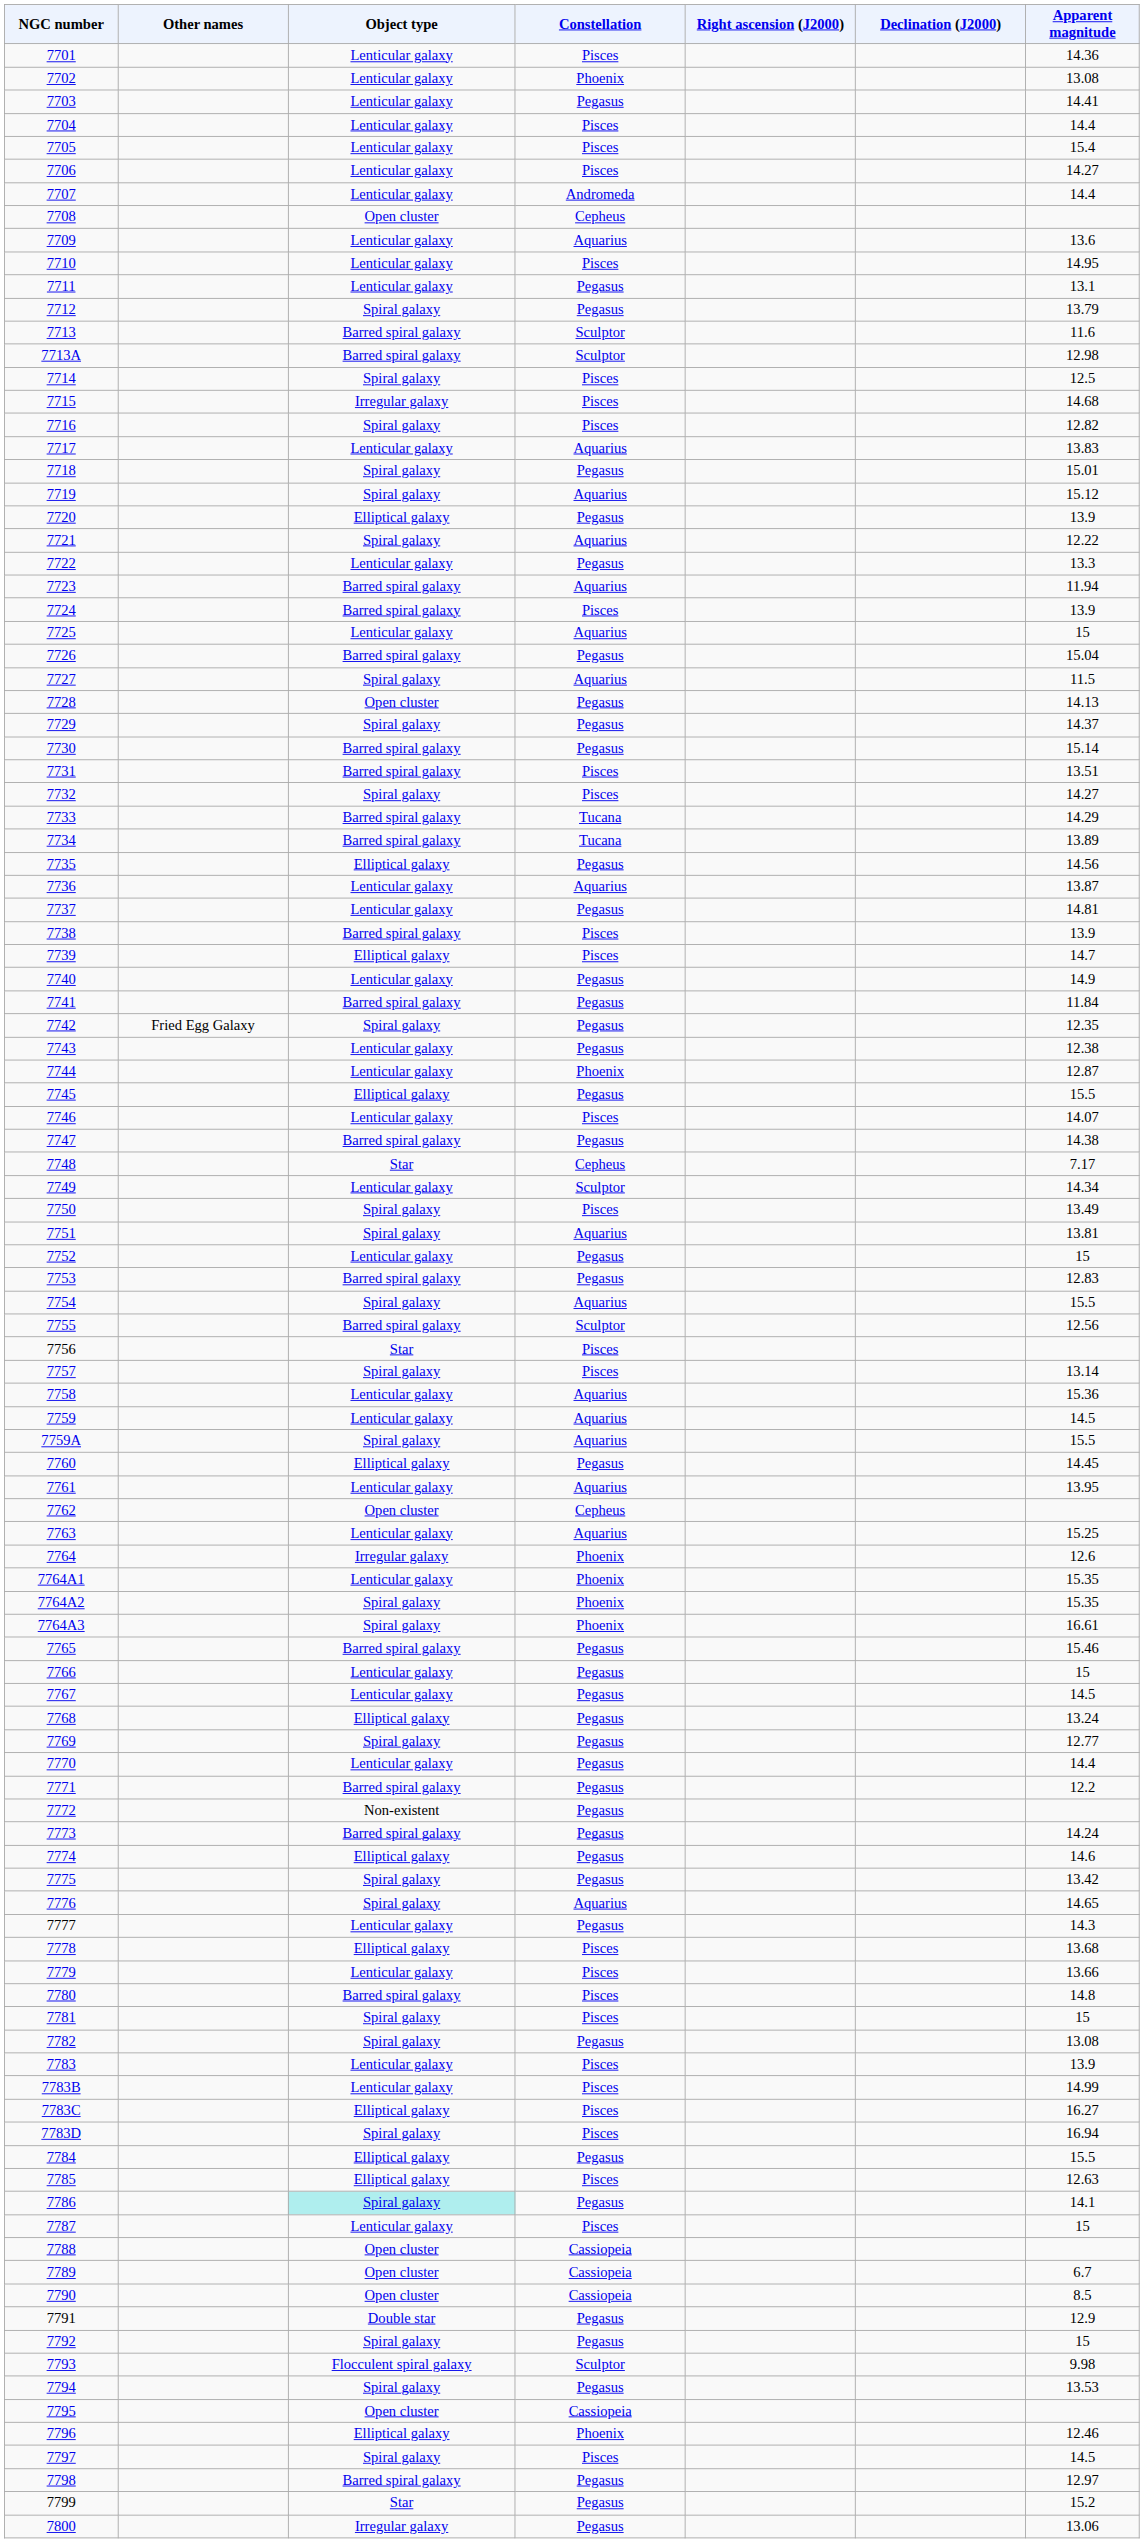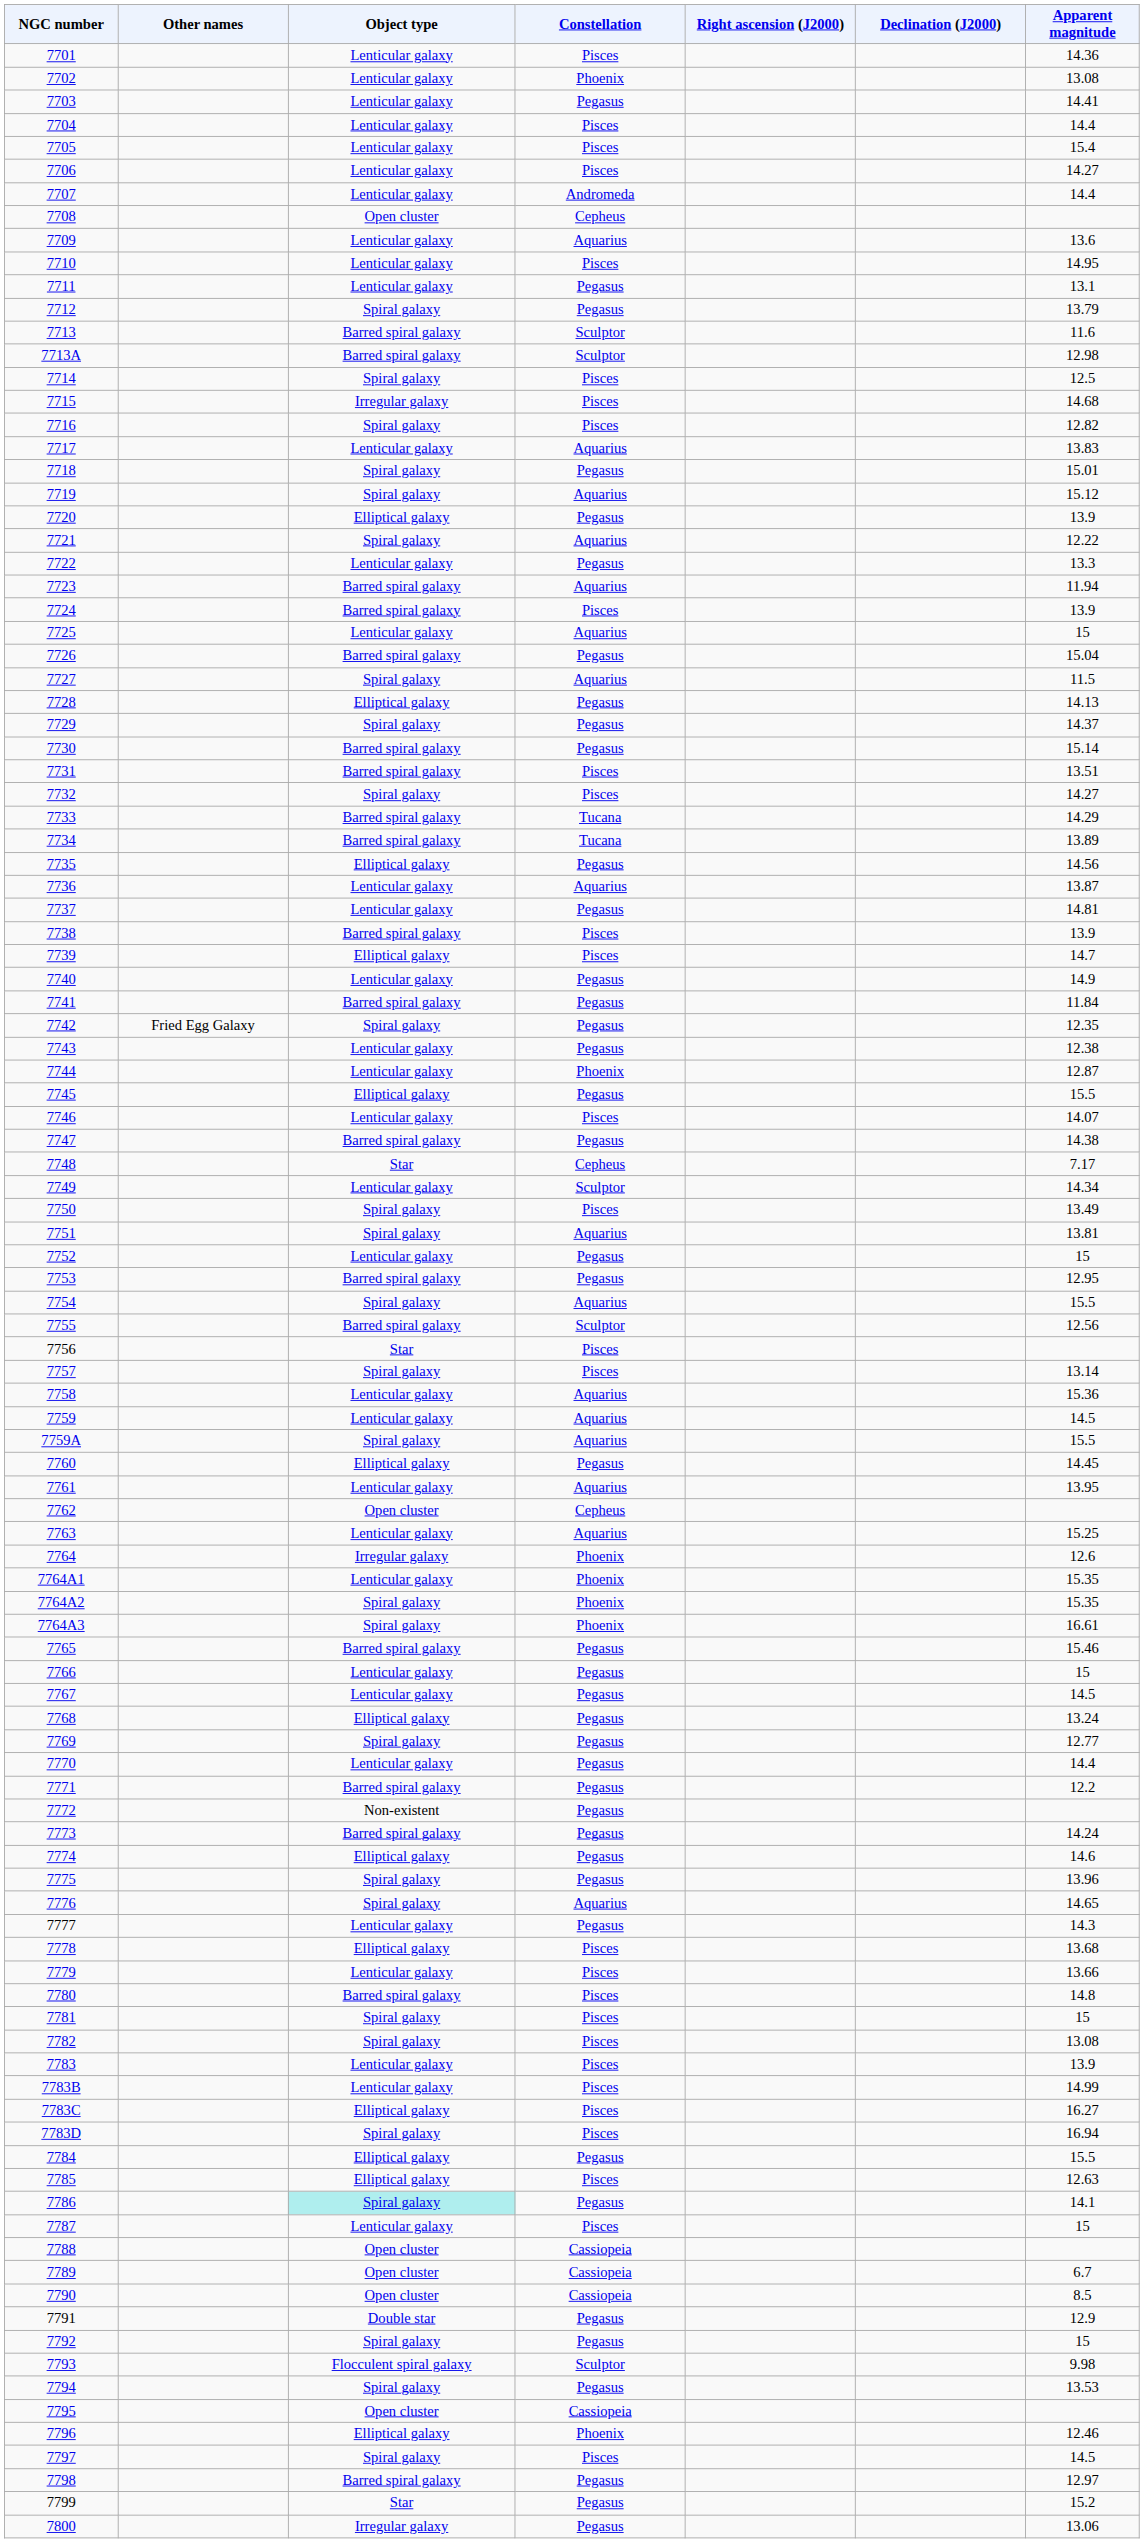(402, 702) Open cluster -> (402, 702) Elliptical galaxy
(1082, 1279) 12.83 -> (1082, 1279) 12.95
(1082, 1879) 13.42 -> (1082, 1879) 13.96
(600, 2041) Pegasus -> (600, 2041) Pisces
